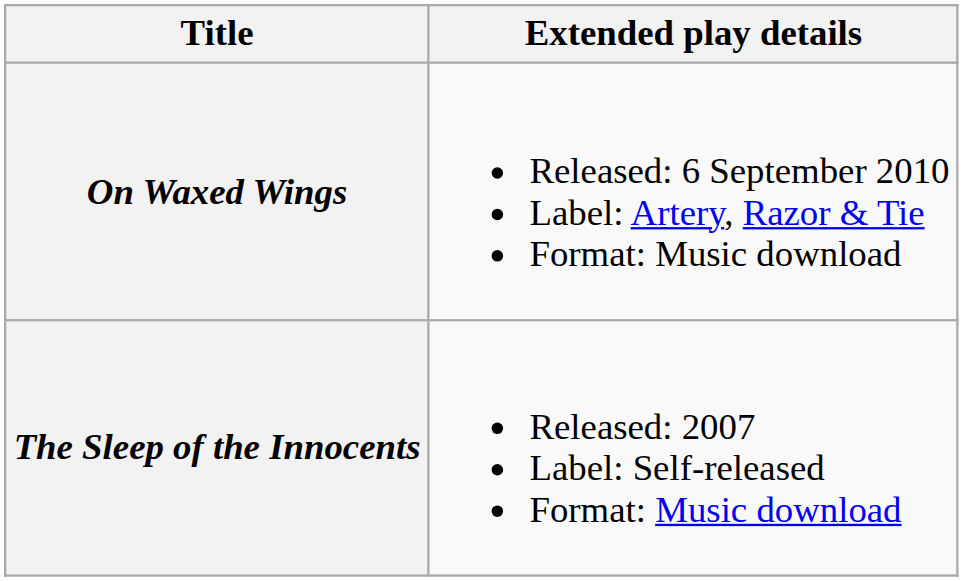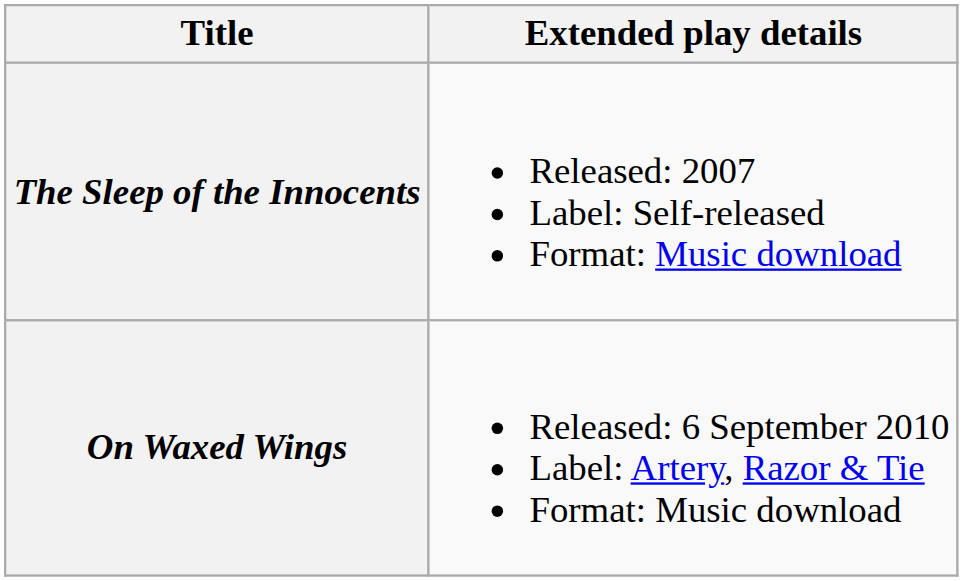rows swapped: (217, 447) <-> (217, 190)
